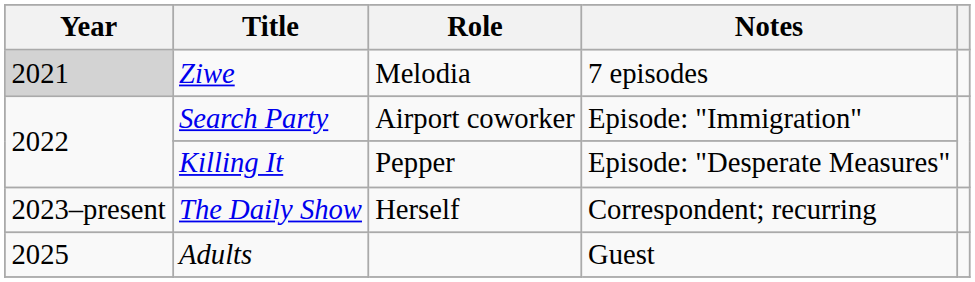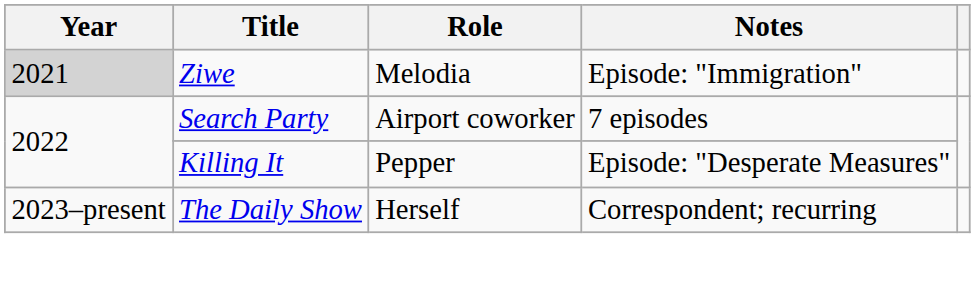(648, 72) 7 episodes -> (725, 72) Episode: "Immigration"
(725, 118) Episode: "Immigration" -> (648, 118) 7 episodes
- row: (216, 254)
